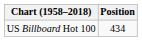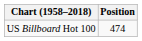(118, 28) 434 -> (118, 28) 474
